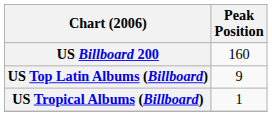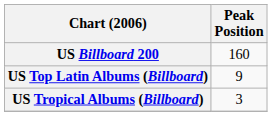(239, 99) 1 -> (239, 99) 3
